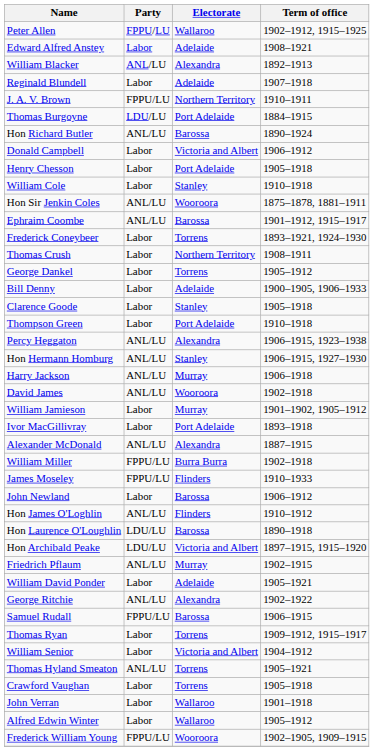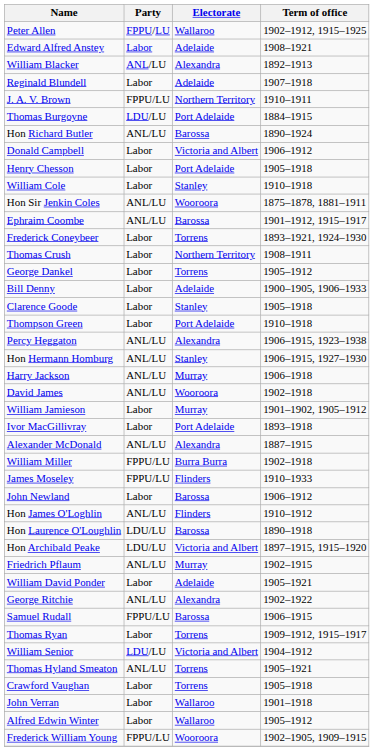(139, 651) Labor -> (146, 651) LDU/LU
